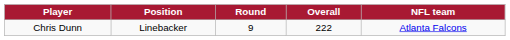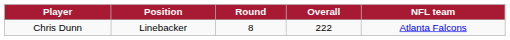(251, 27) 9 -> (251, 27) 8
